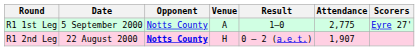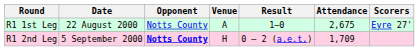(102, 25) 5 September 2000 -> (102, 25) 22 August 2000
(342, 25) 2,775 -> (342, 25) 2,675
(102, 39) 22 August 2000 -> (102, 39) 5 September 2000
(342, 39) 1,907 -> (342, 39) 1,709
